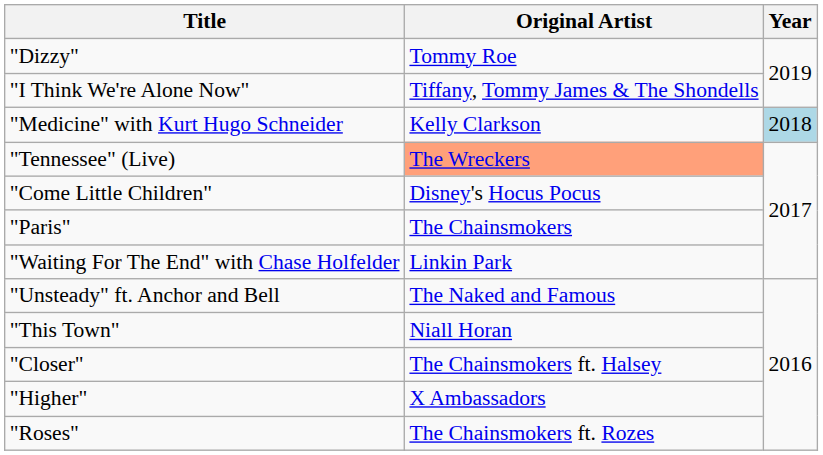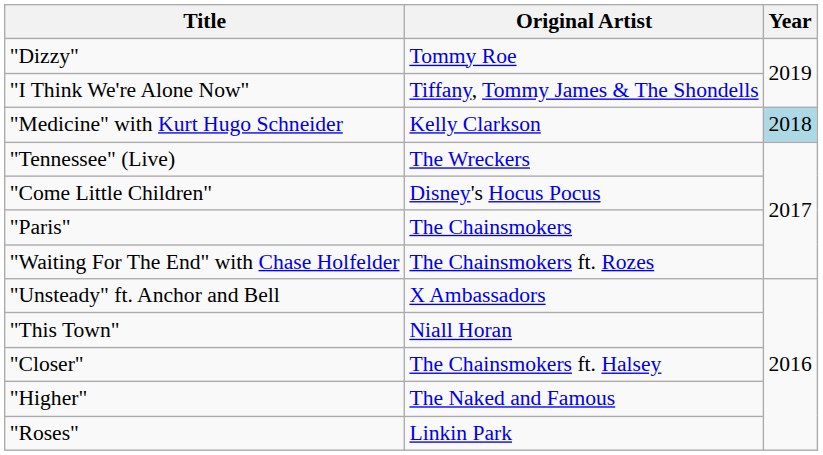(470, 158) lightsalmon background -> (470, 158) no background
(461, 261) Linkin Park -> (532, 261) The Chainsmokers ft. Rozes
(512, 295) The Naked and Famous -> (478, 295) X Ambassadors
(478, 398) X Ambassadors -> (512, 398) The Naked and Famous
(532, 432) The Chainsmokers ft. Rozes -> (461, 432) Linkin Park
